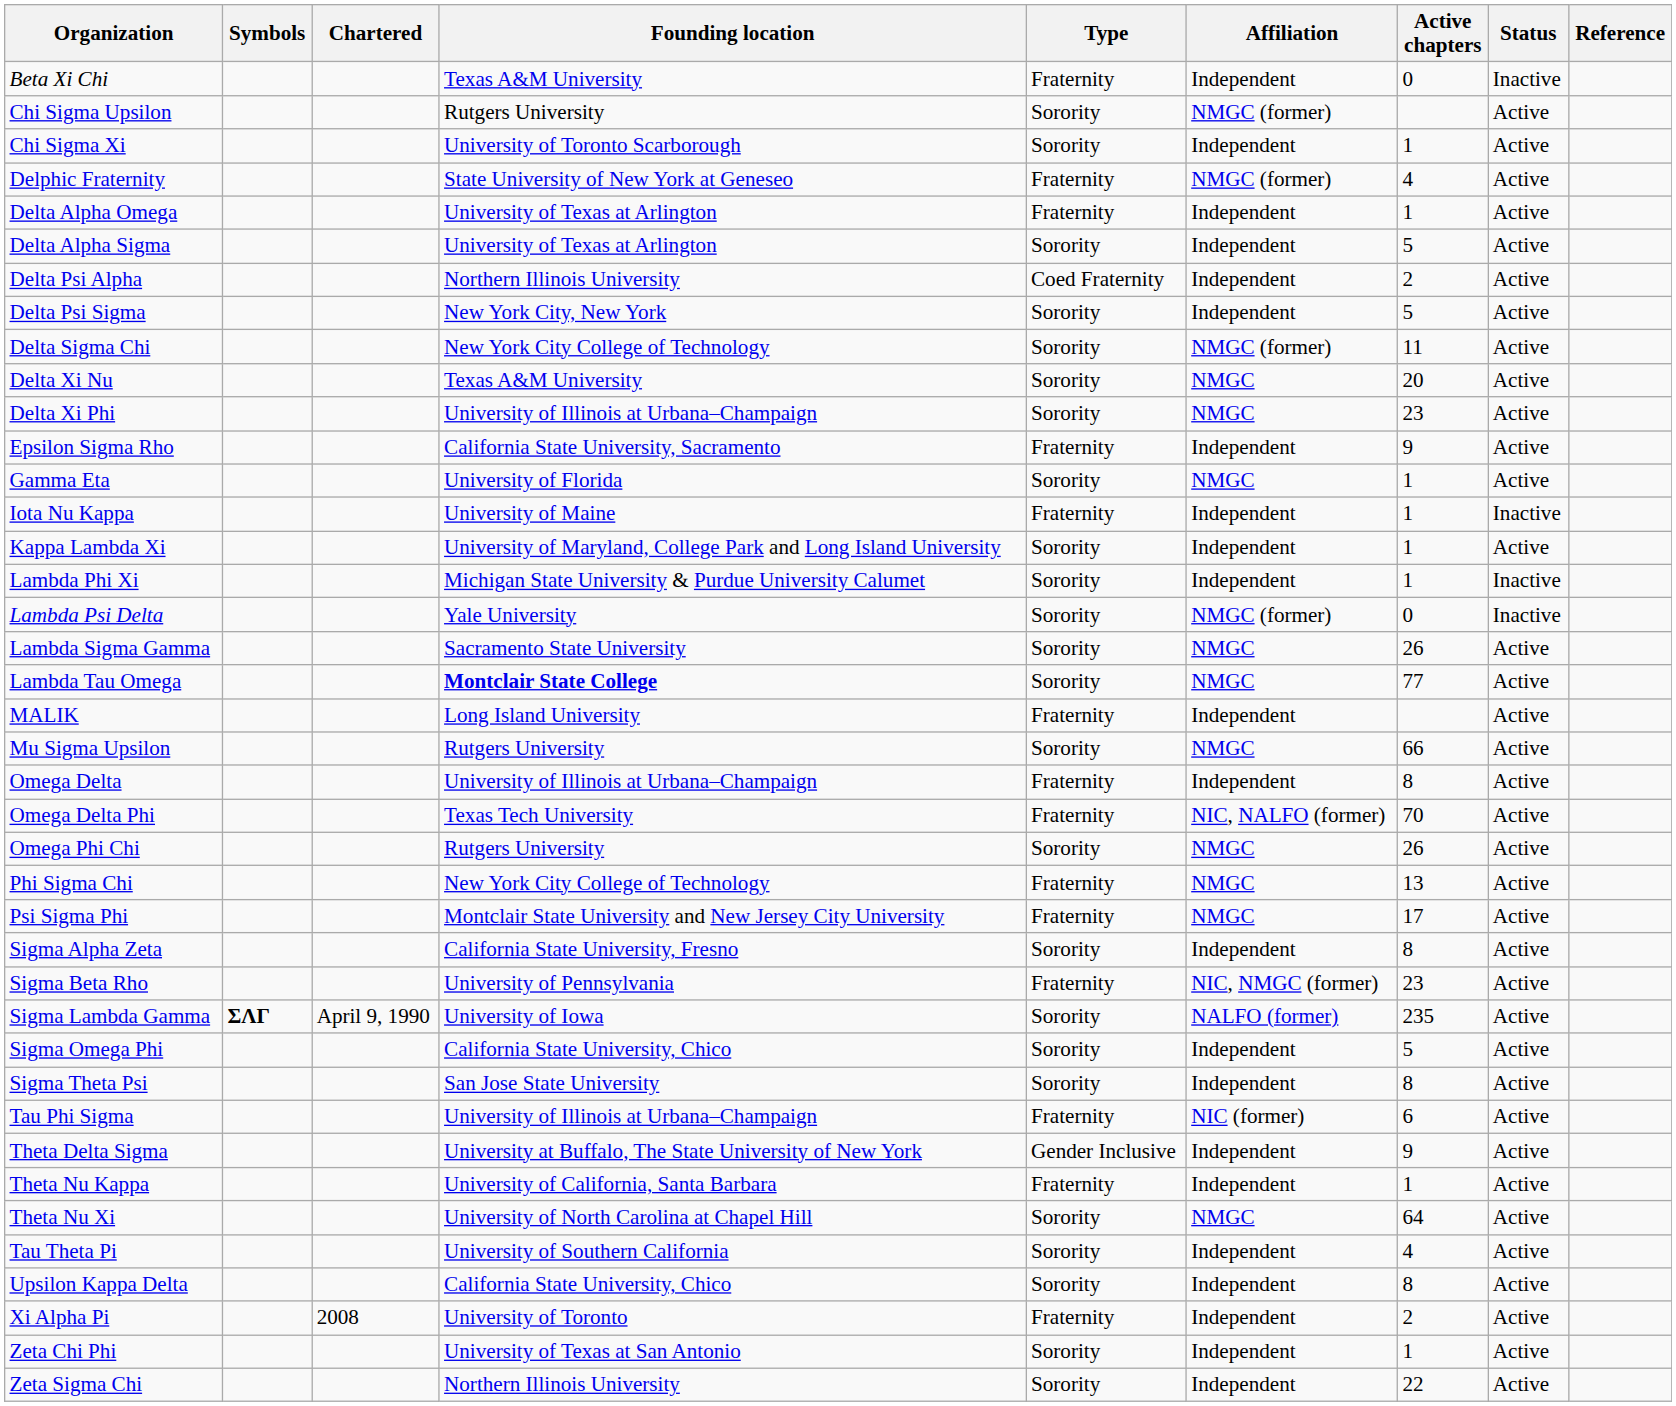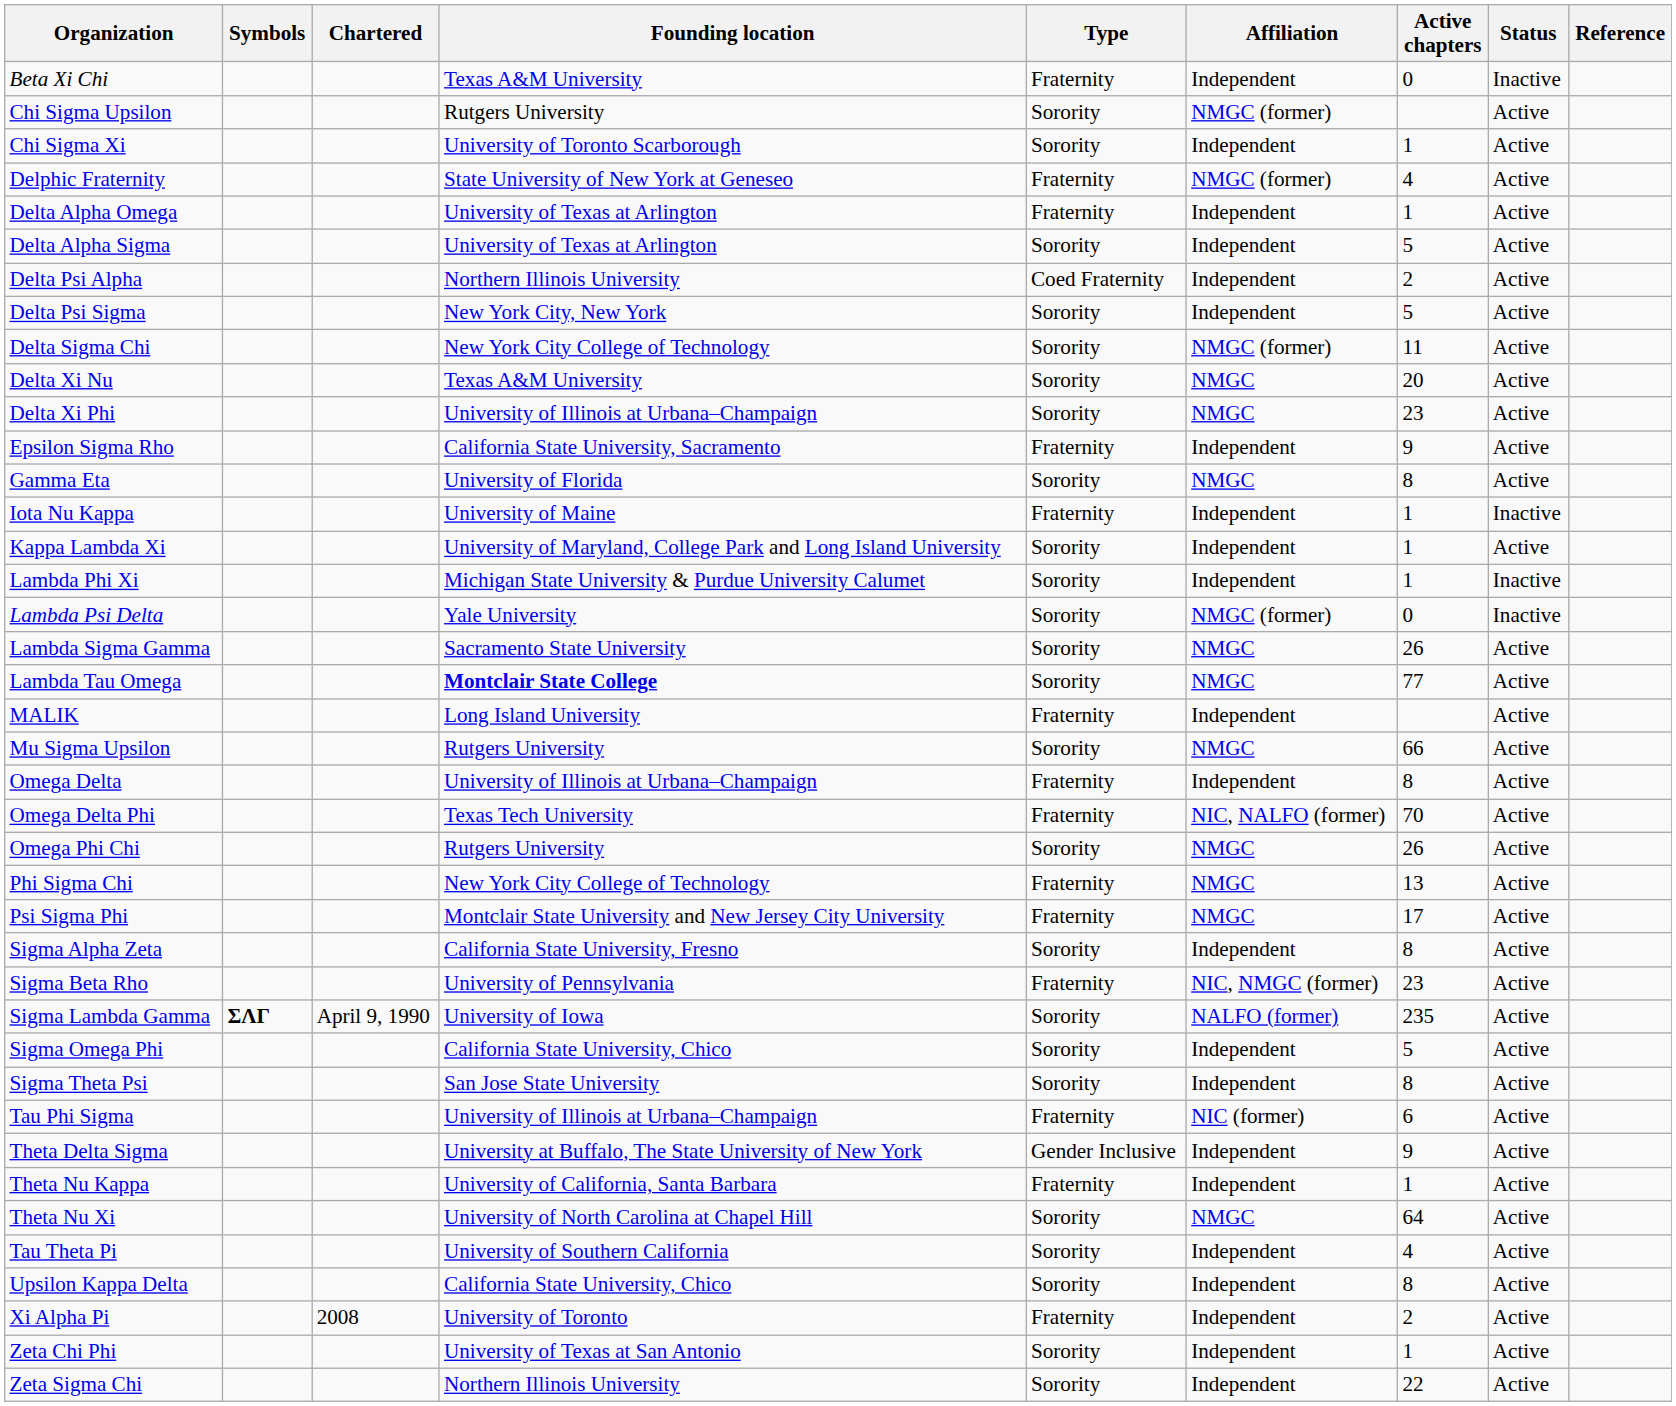(1408, 480) 1 -> (1408, 480) 8
